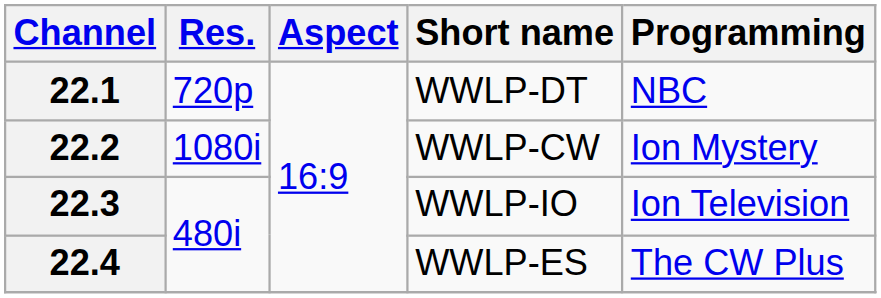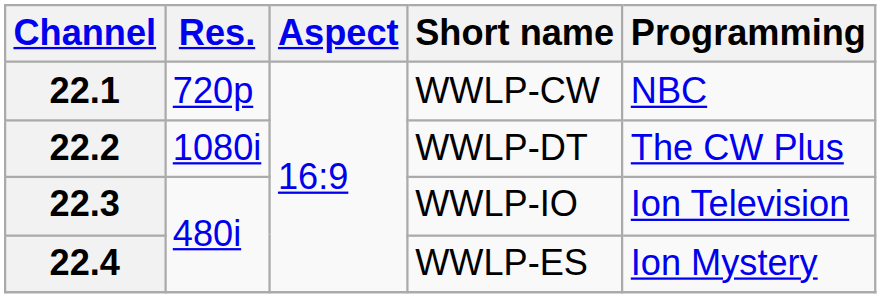(502, 90) WWLP-DT -> (508, 90) WWLP-CW
(508, 147) WWLP-CW -> (502, 147) WWLP-DT
(724, 147) Ion Mystery -> (737, 147) The CW Plus
(737, 262) The CW Plus -> (724, 262) Ion Mystery
